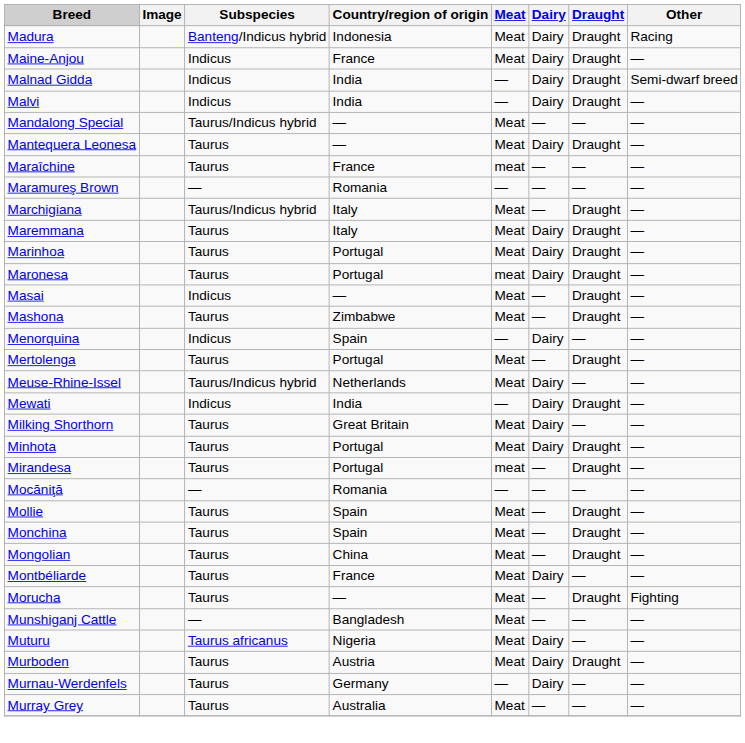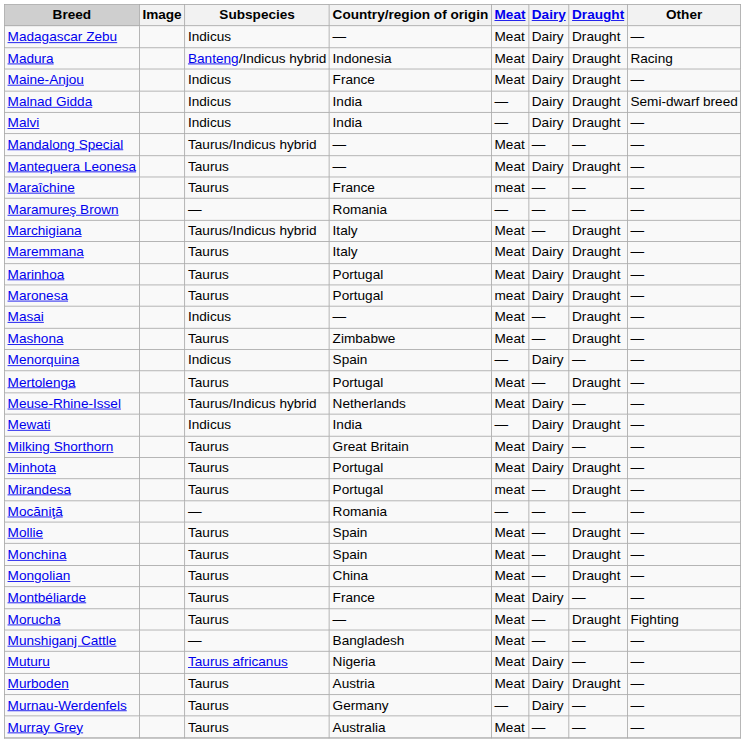+ row: (62, 36)
